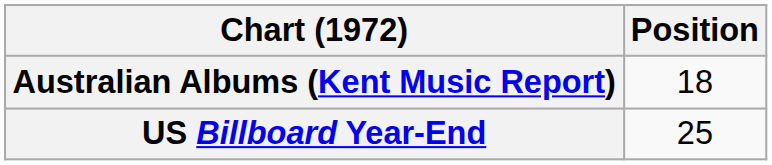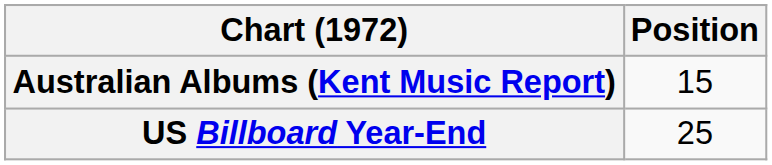(695, 81) 18 -> (695, 81) 15
